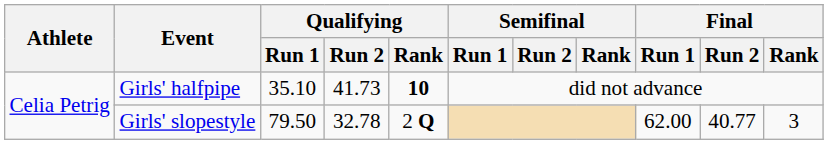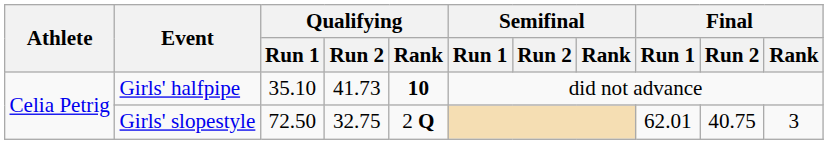(292, 121) 79.50 -> (292, 121) 72.50
(357, 121) 32.78 -> (357, 121) 32.75
(668, 121) 62.00 -> (668, 121) 62.01
(732, 121) 40.77 -> (732, 121) 40.75
